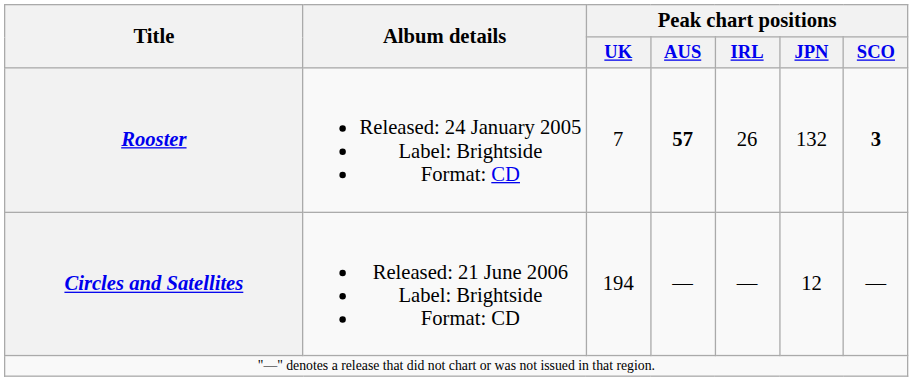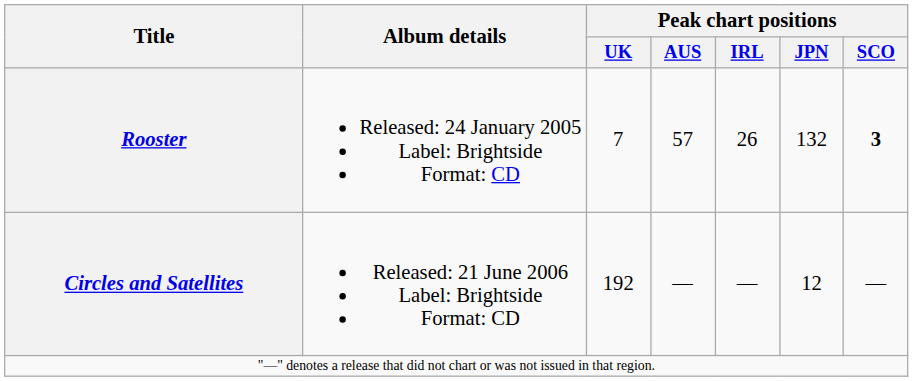(683, 139) bold -> (683, 139) normal
(618, 283) 194 -> (618, 283) 192
